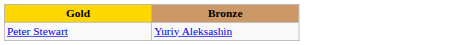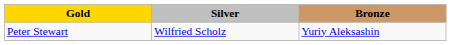+ column: (225, 13)
